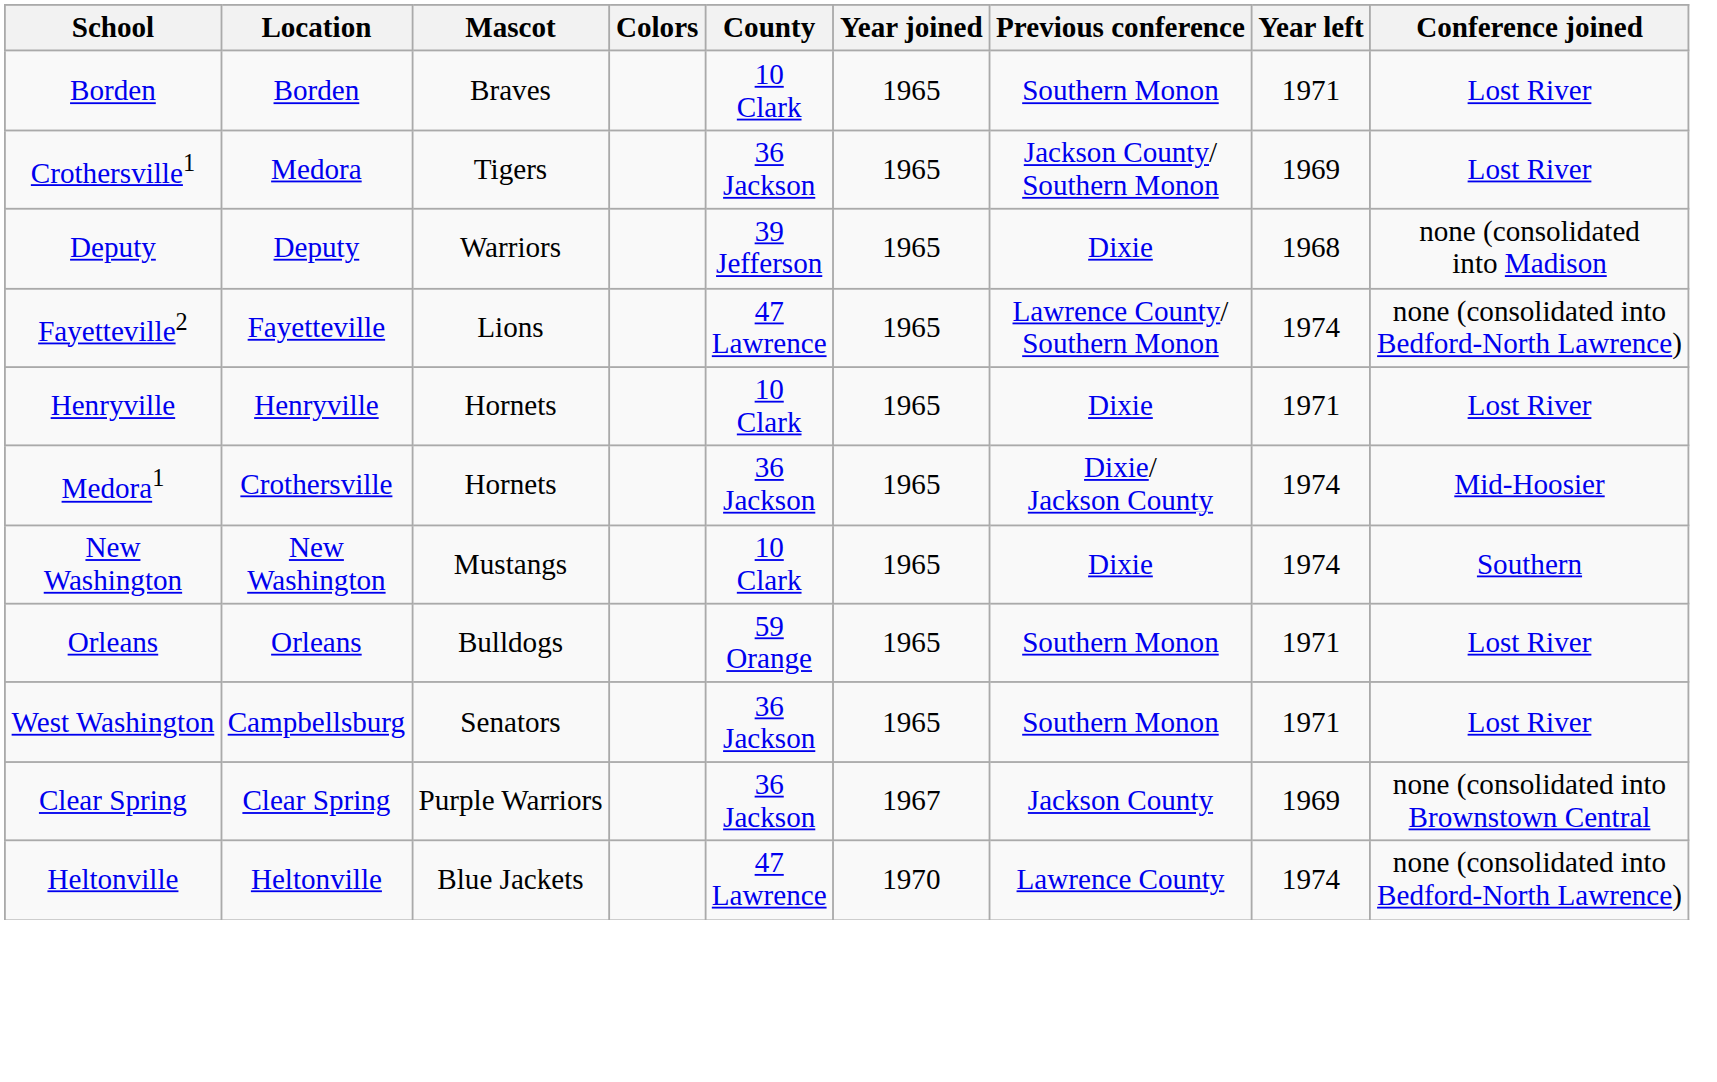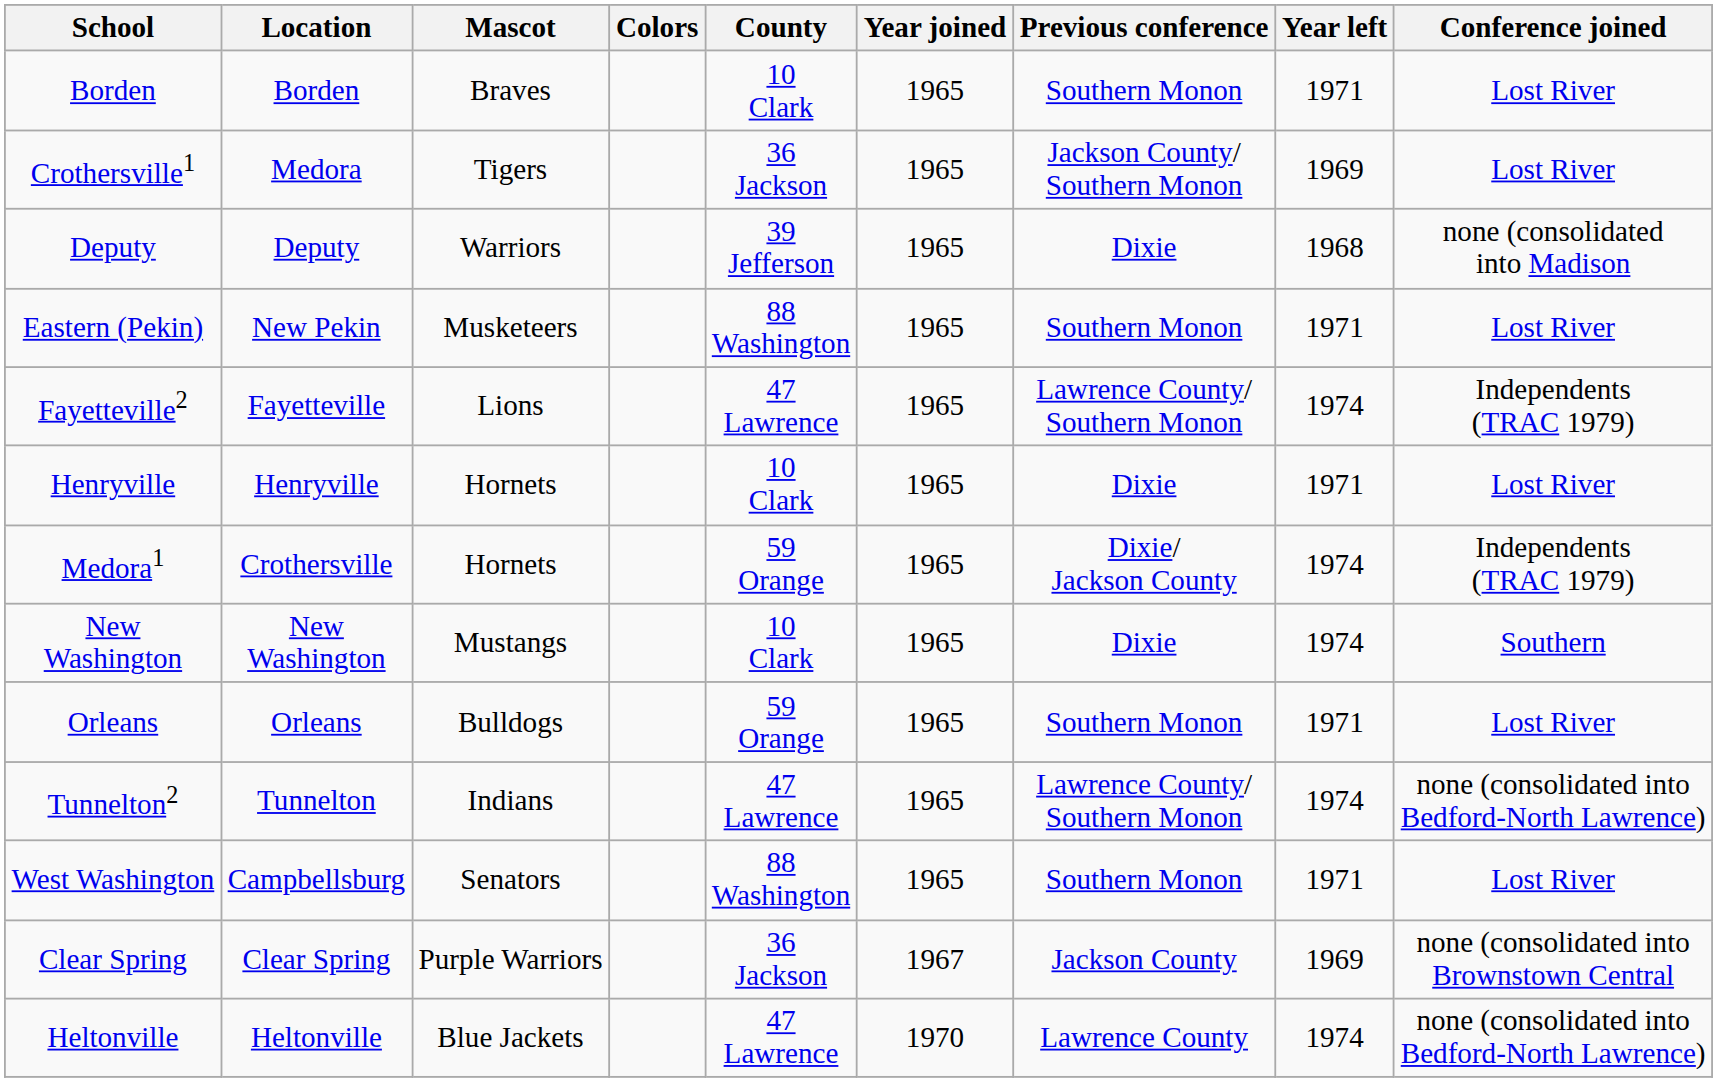+ row: (113, 326)
(1530, 326) none (consolidated into Bedford-North Lawrence) -> (1553, 405) Independents (TRAC 1979)
(769, 484) 36 Jackson -> (781, 563) 59 Orange
(1530, 484) Mid-Hoosier -> (1553, 563) Independents (TRAC 1979)
+ row: (113, 800)
(769, 721) 36 Jackson -> (781, 879) 88 Washington
